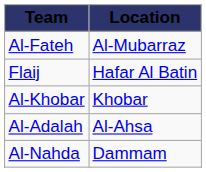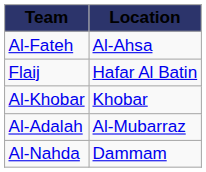(139, 45) Al-Mubarraz -> (122, 45) Al-Ahsa
(122, 126) Al-Ahsa -> (139, 126) Al-Mubarraz
